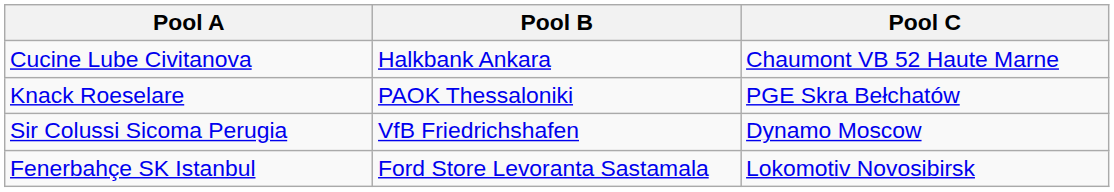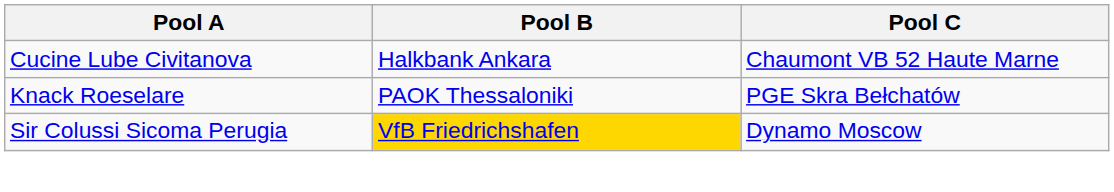(479, 131) no background -> (479, 131) gold background
- row: (133, 167)
